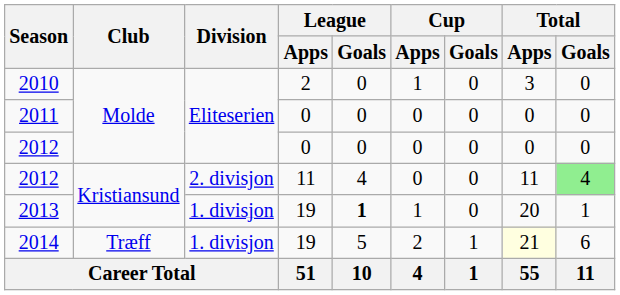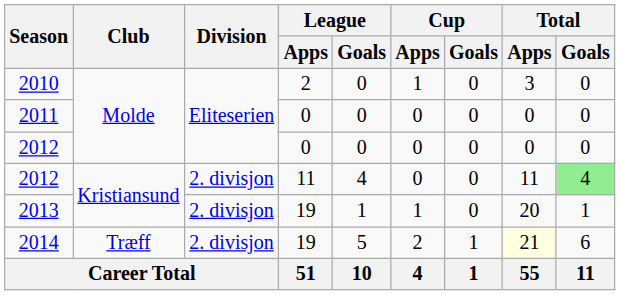(232, 210) 1. divisjon -> (232, 210) 2. divisjon
(362, 210) bold -> (362, 210) normal
(232, 242) 1. divisjon -> (232, 242) 2. divisjon
